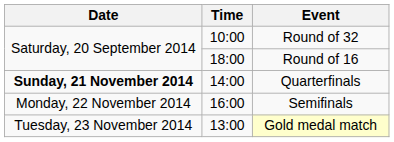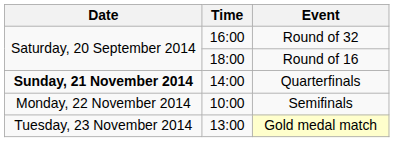(227, 37) 10:00 -> (227, 37) 16:00
(227, 103) 16:00 -> (227, 103) 10:00
